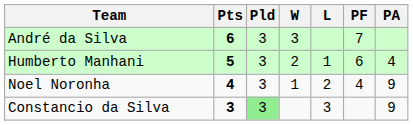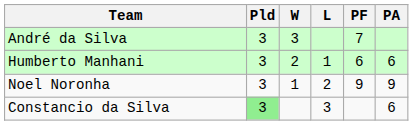- column: (230, 16)
(392, 62) 4 -> (392, 62) 6
(359, 85) 4 -> (359, 85) 9
(392, 108) 9 -> (392, 108) 6
